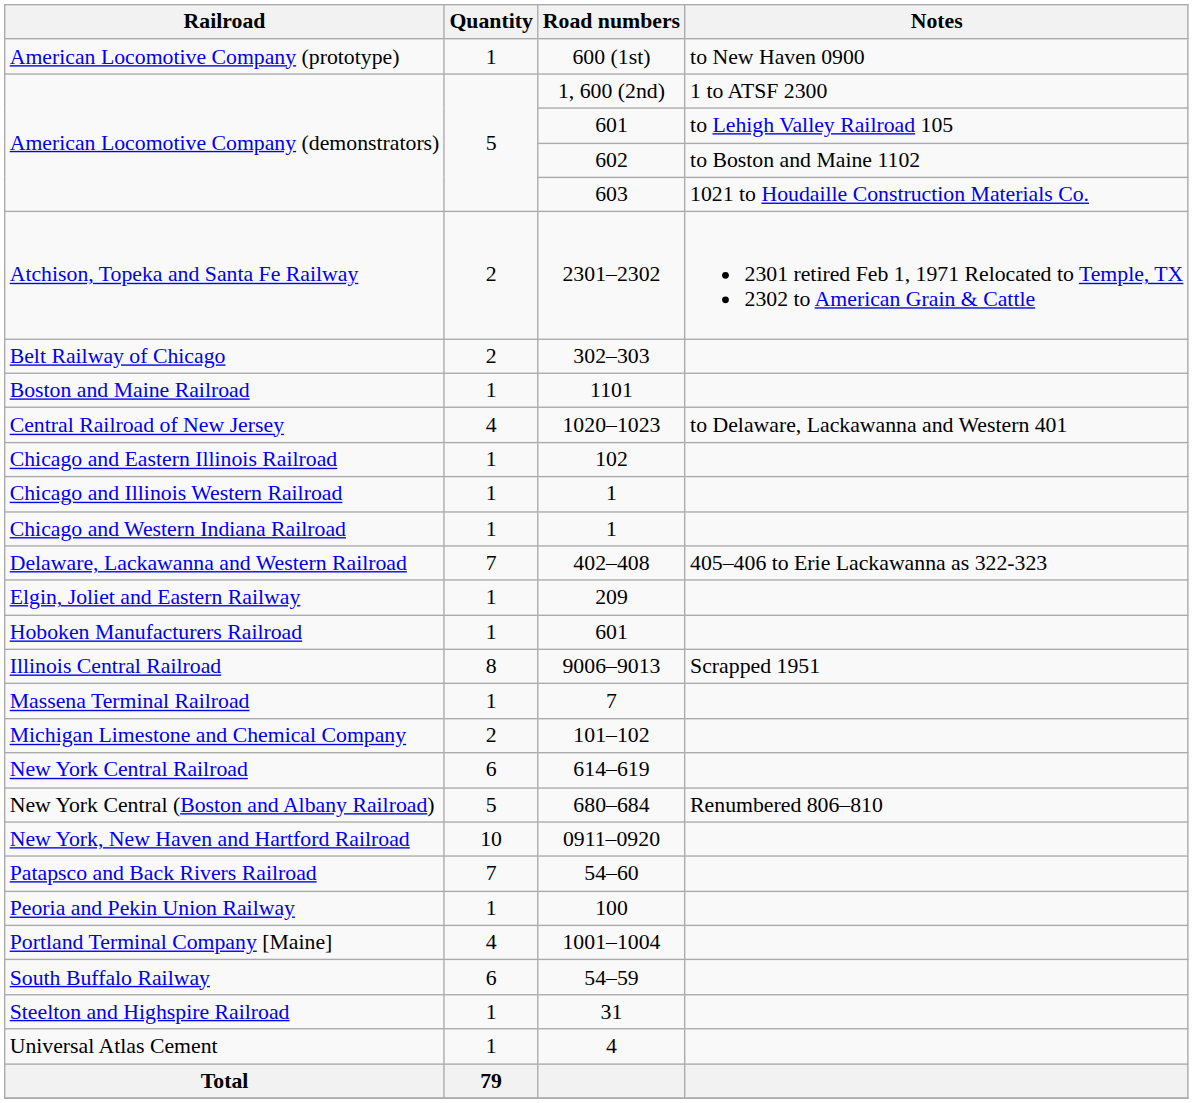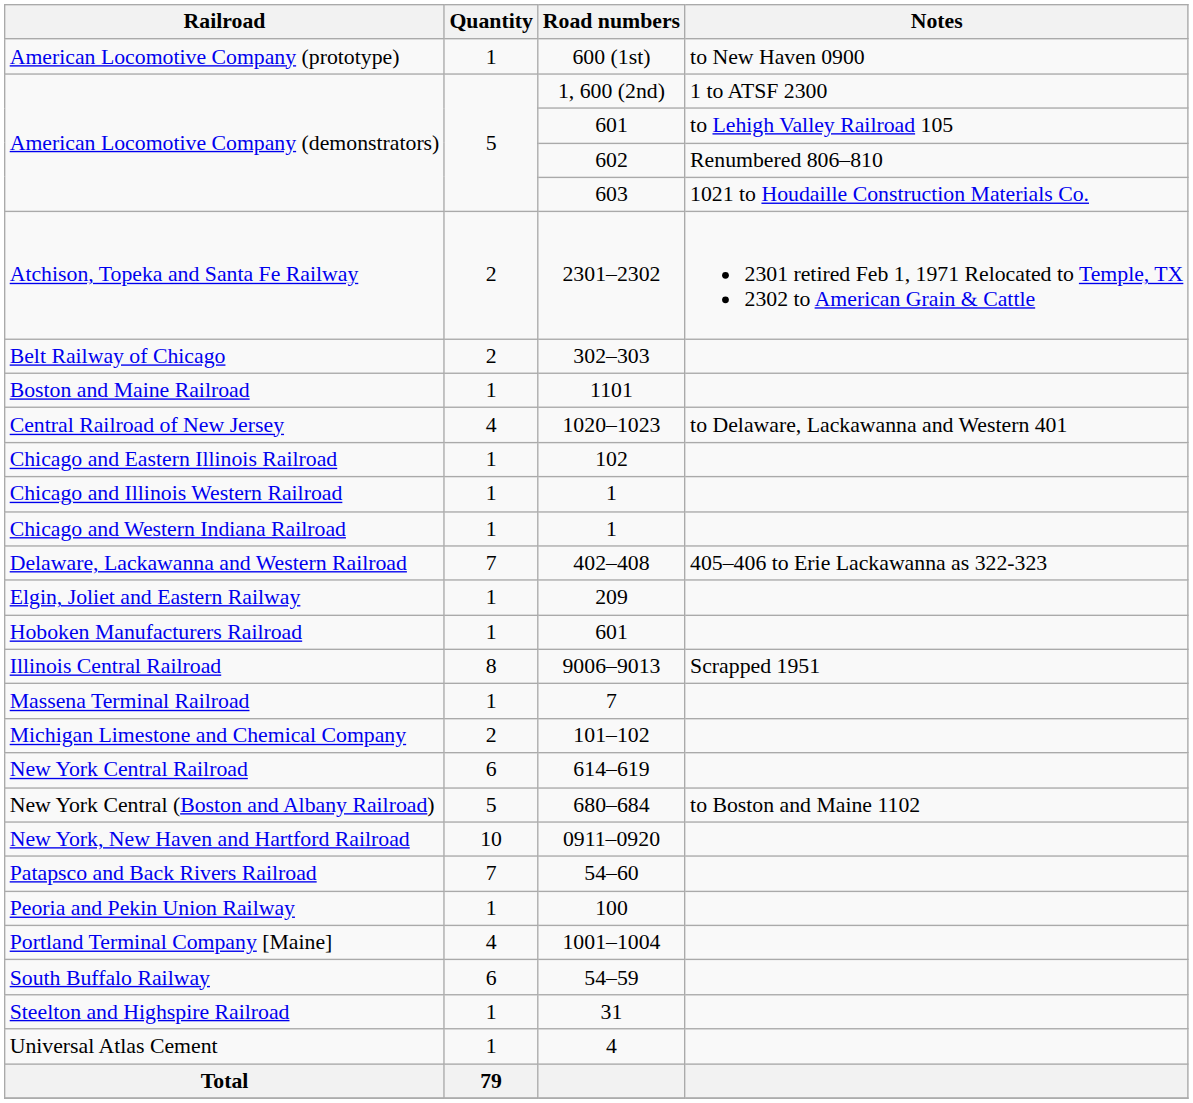(805, 159) to Boston and Maine 1102 -> (786, 159) Renumbered 806–810
(786, 804) Renumbered 806–810 -> (805, 804) to Boston and Maine 1102
